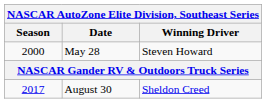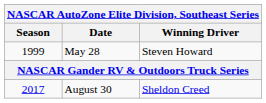(33, 51) 2000 -> (33, 51) 1999
